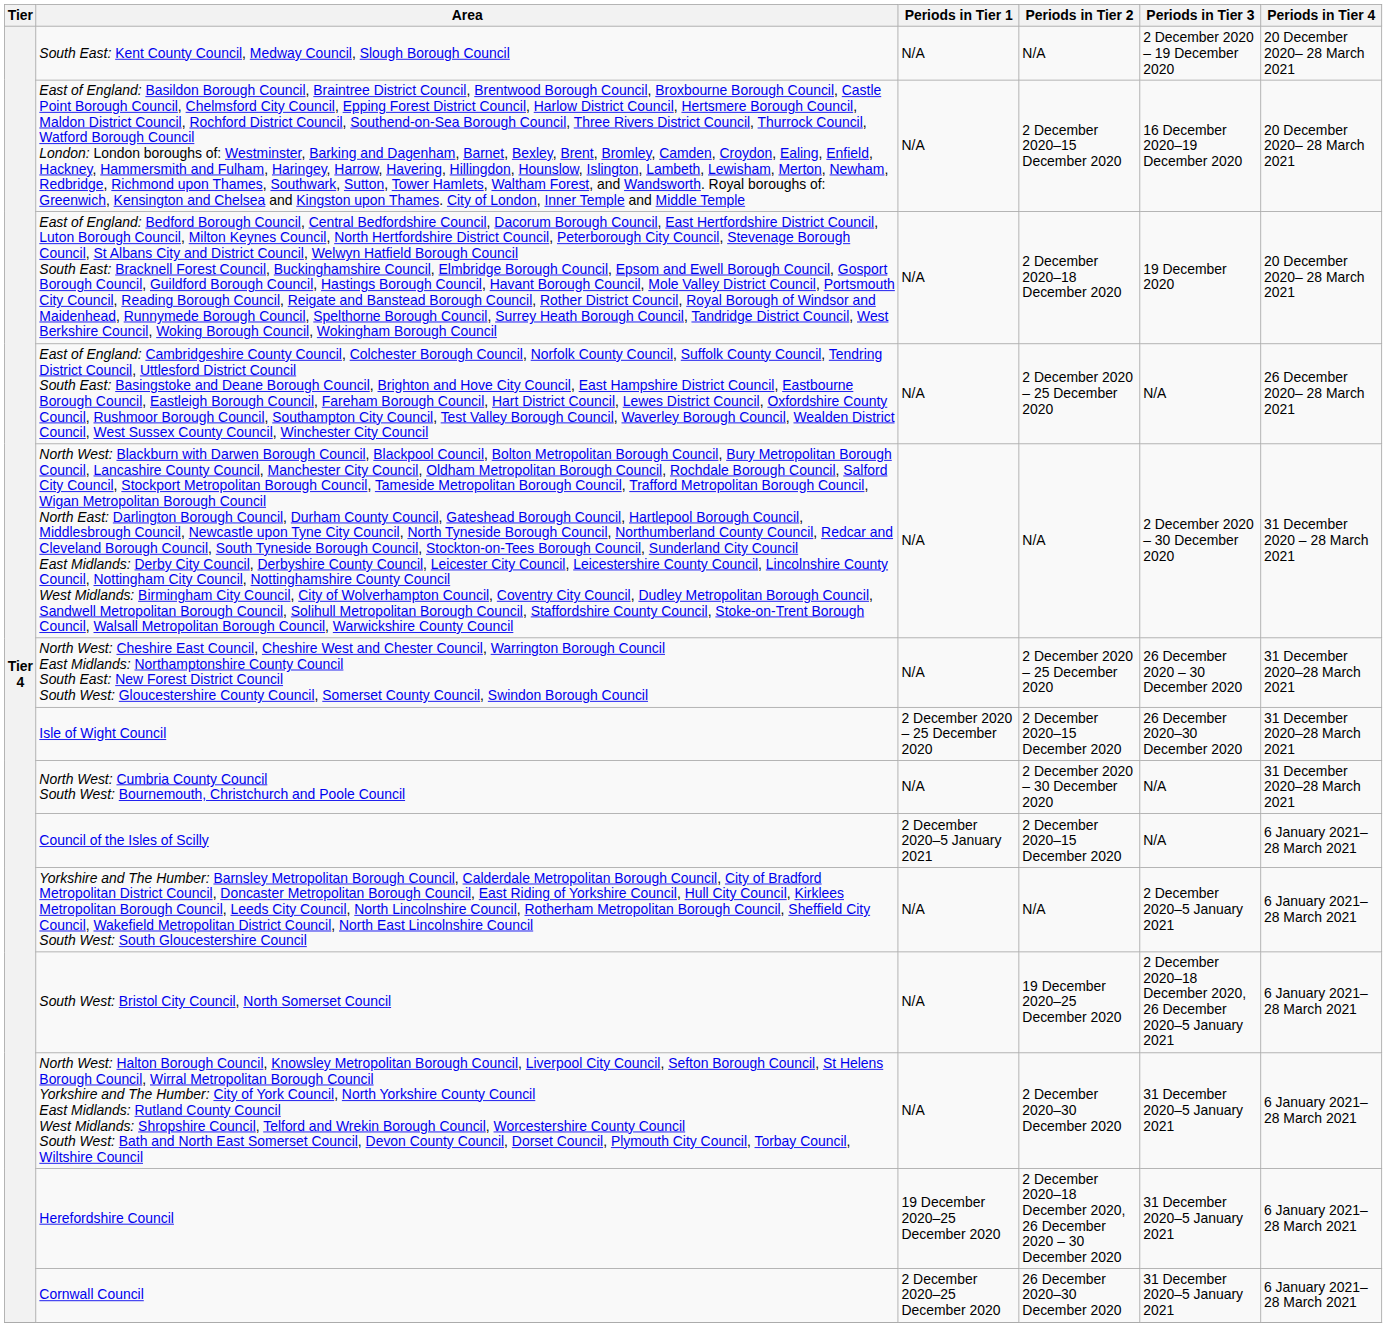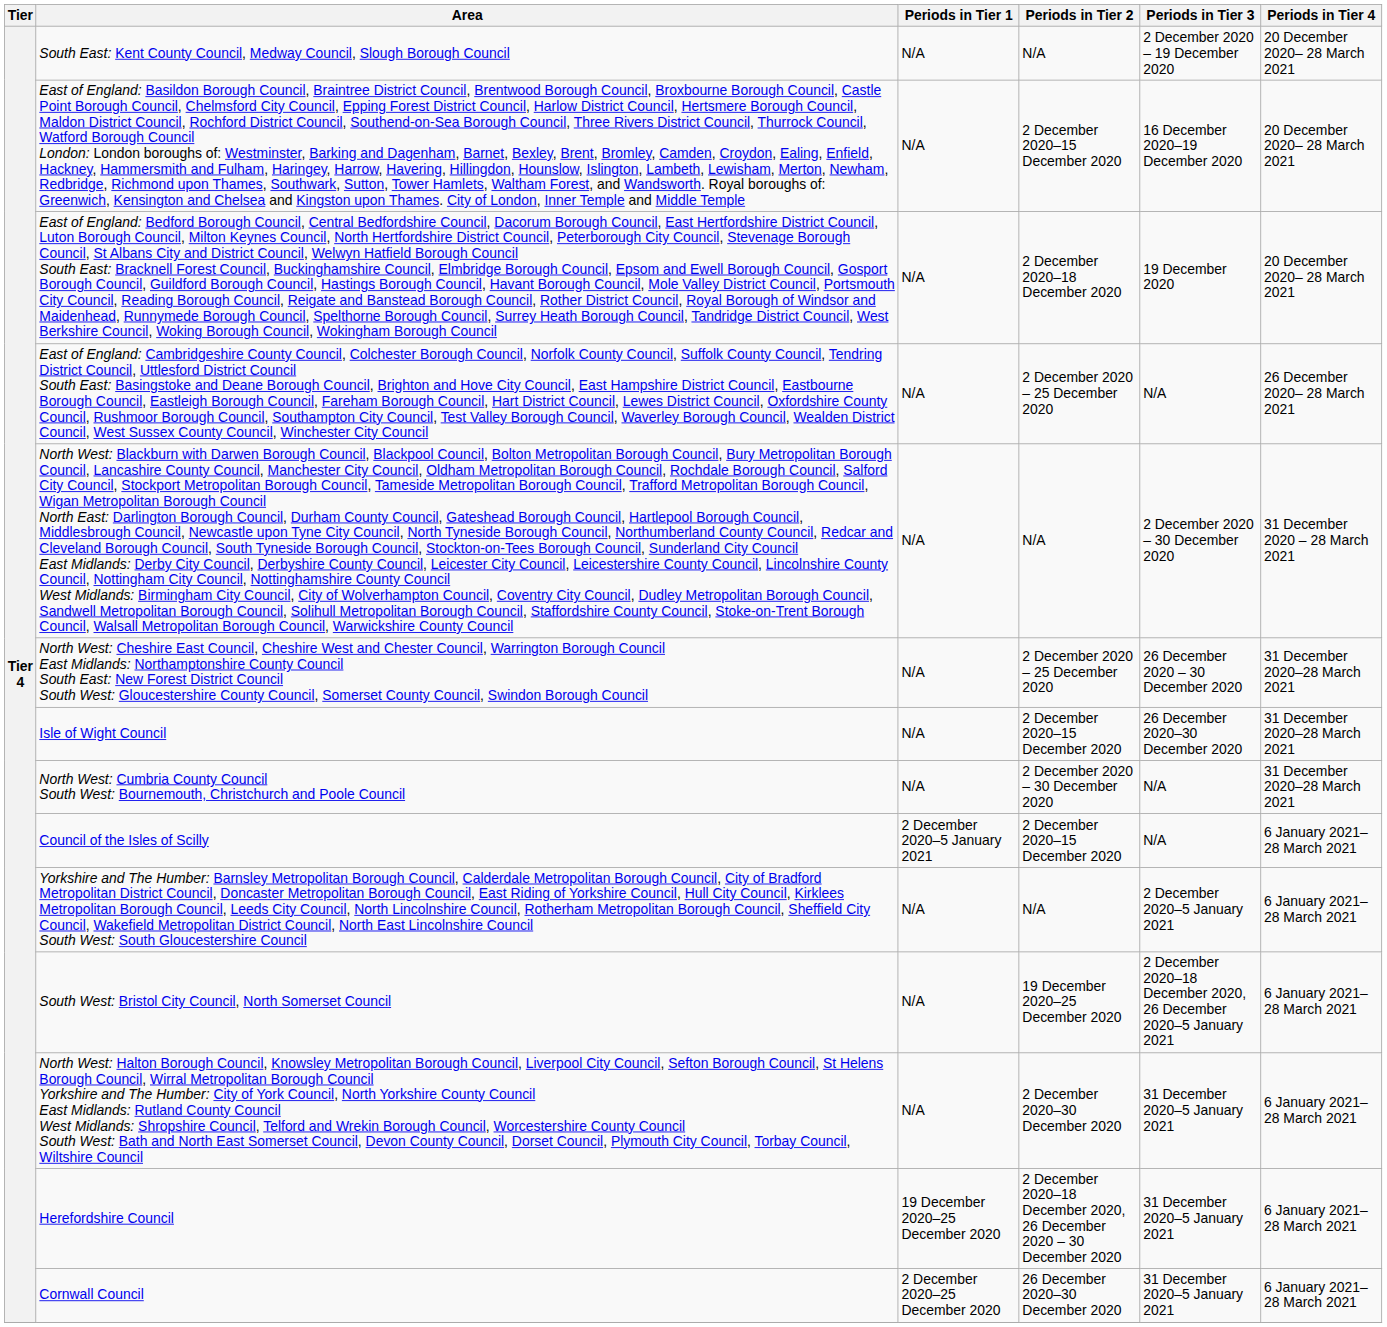(957, 733) 2 December 2020 – 25 December 2020 -> (913, 733) N/A
